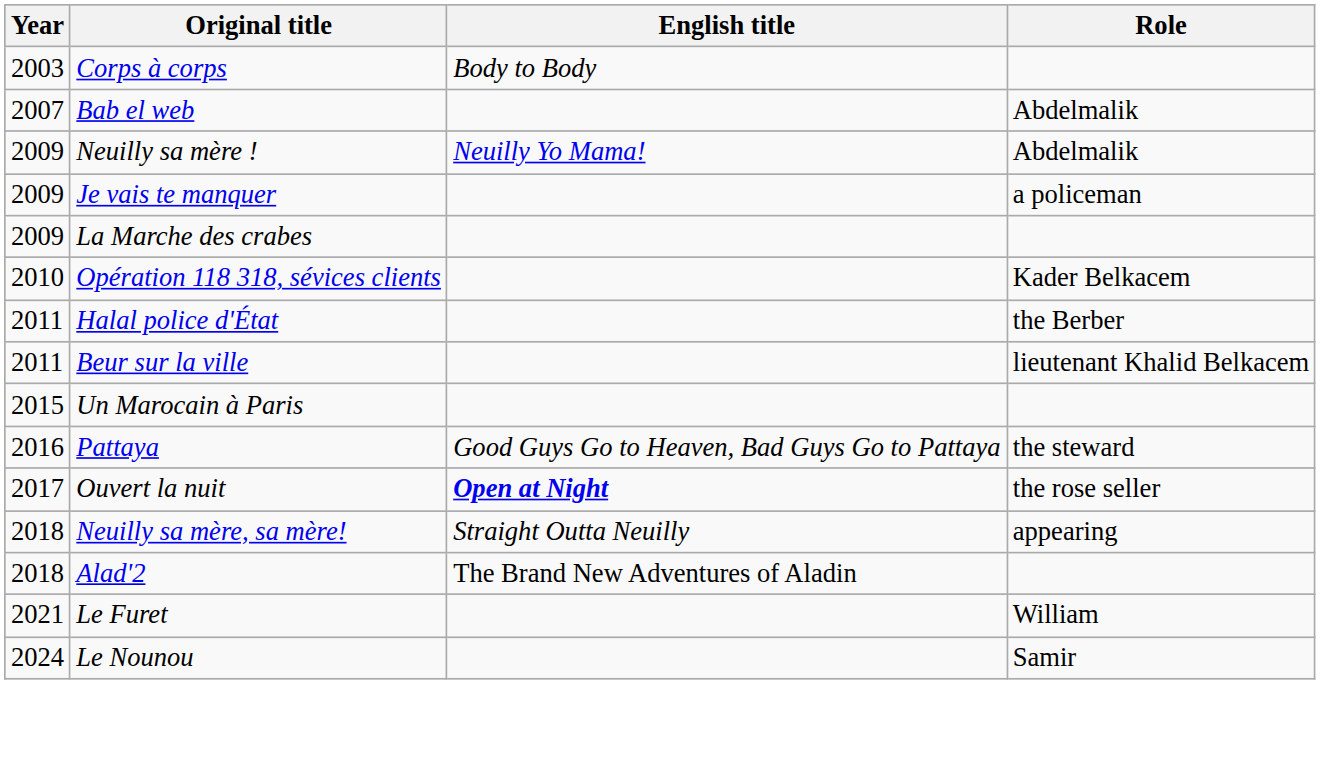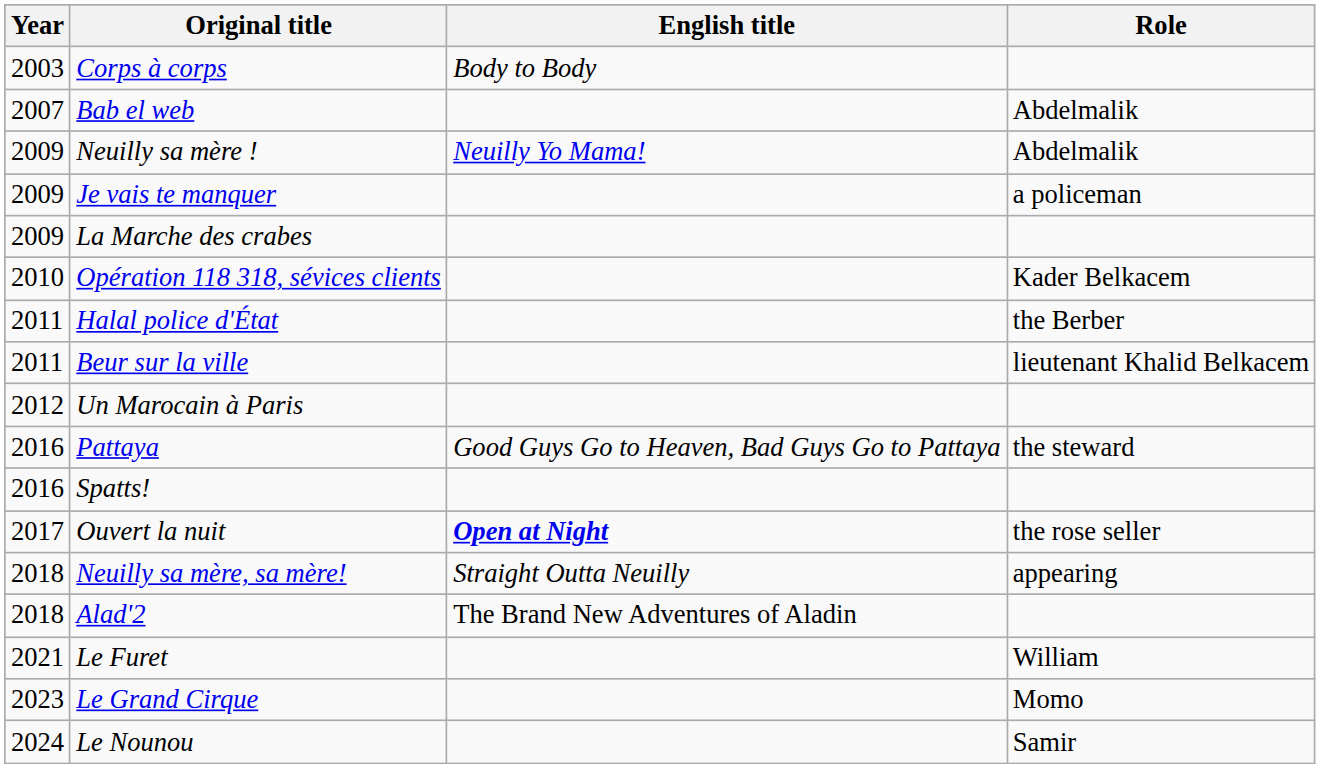(38, 404) 2015 -> (38, 404) 2012
+ row: (113, 488)
+ row: (167, 699)
